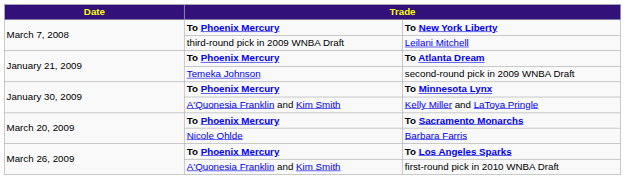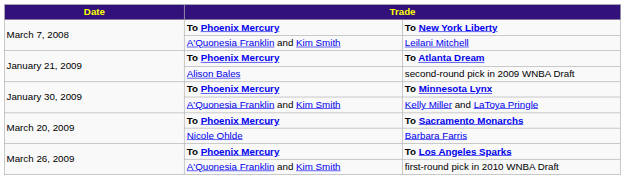(265, 43) third-round pick in 2009 WNBA Draft -> (264, 43) A'Quonesia Franklin and Kim Smith
(224, 74) Temeka Johnson -> (214, 74) Alison Bales
